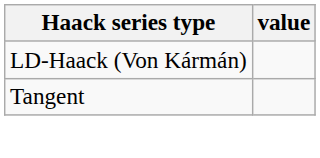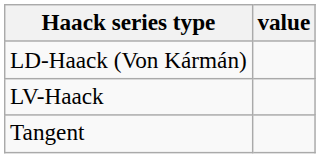+ row: (57, 96)
